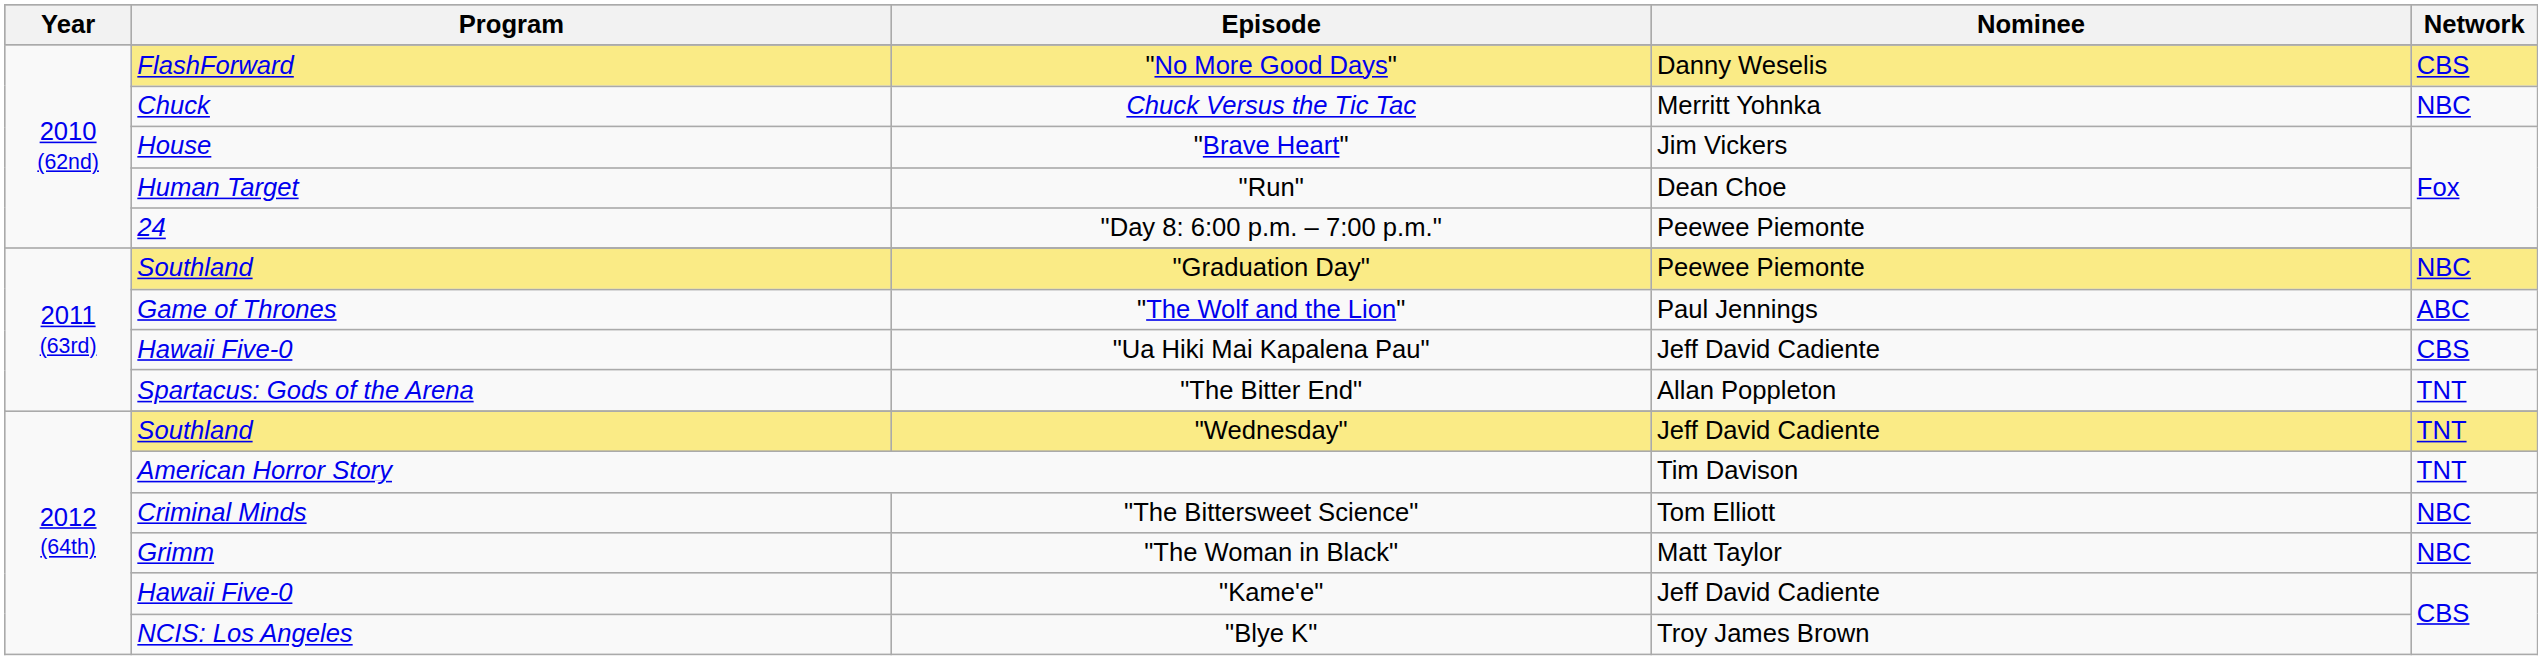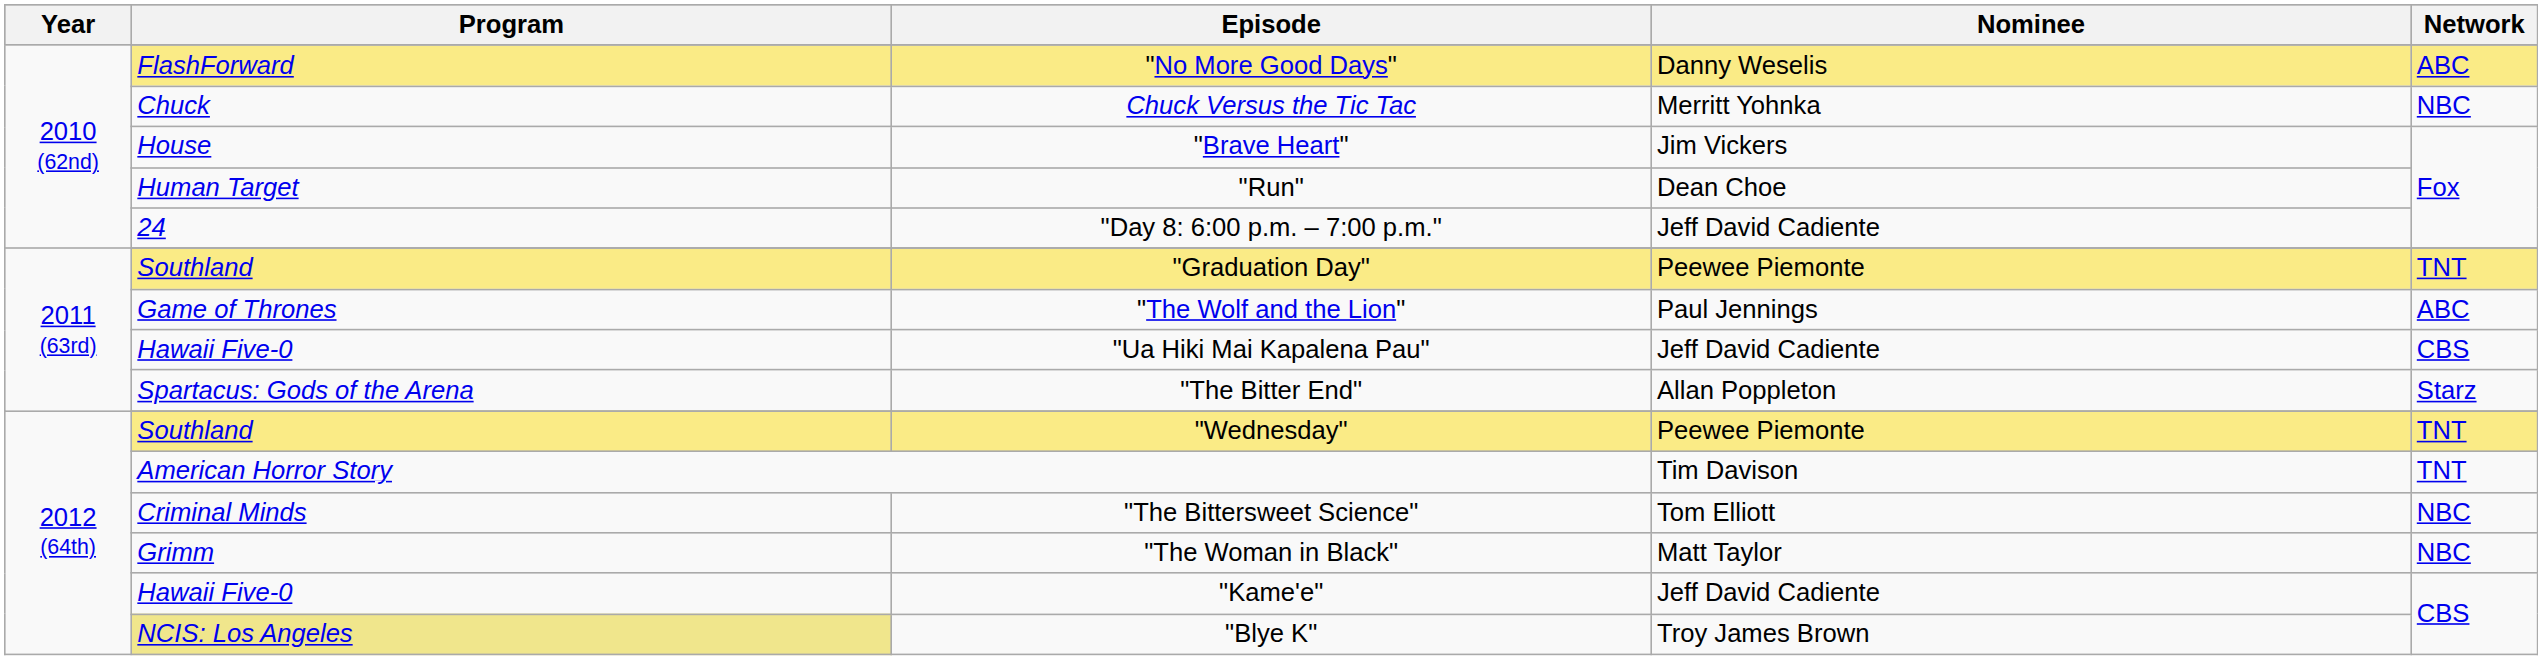(2443, 65) CBS -> (2443, 65) ABC
(1761, 227) Peewee Piemonte -> (1768, 227) Jeff David Cadiente
(2444, 268) NBC -> (2442, 268) TNT
(2442, 390) TNT -> (2447, 390) Starz
(1768, 430) Jeff David Cadiente -> (1761, 430) Peewee Piemonte
(245, 633) no background -> (245, 633) khaki background
